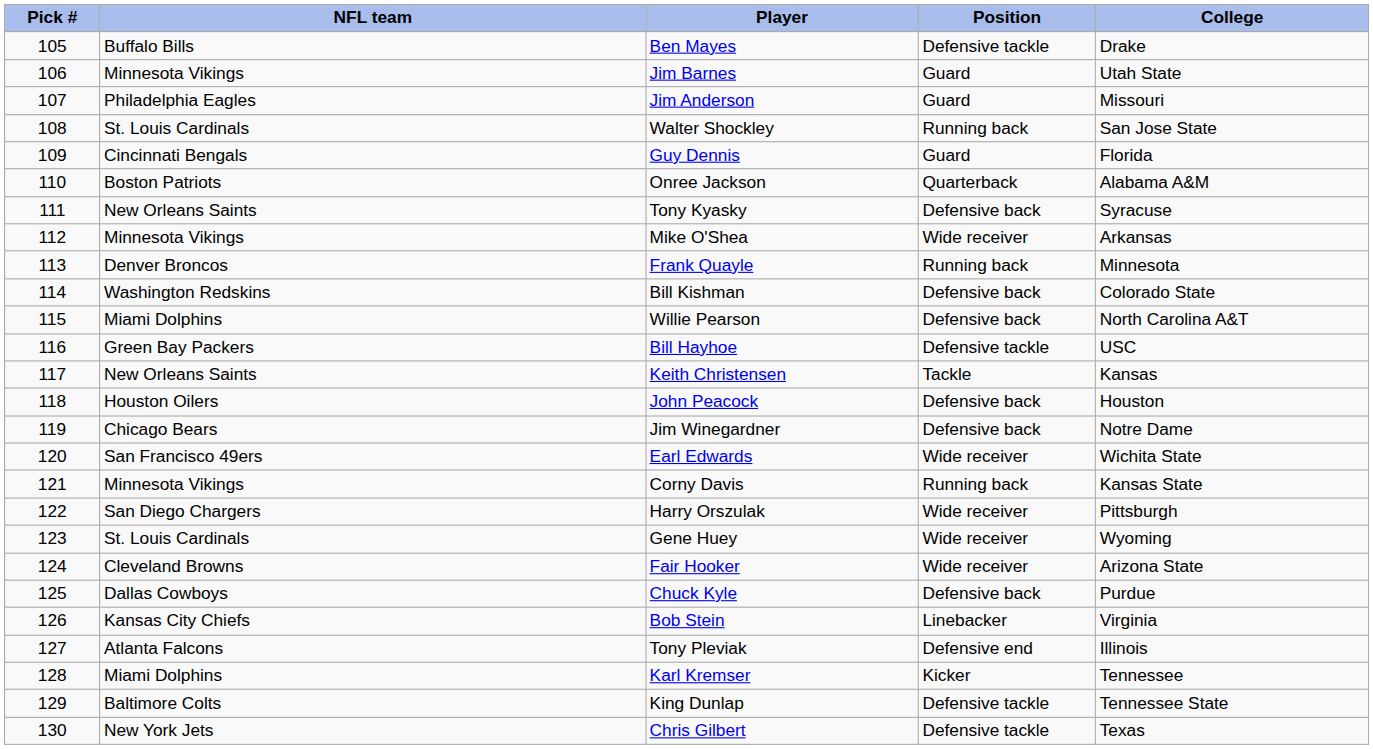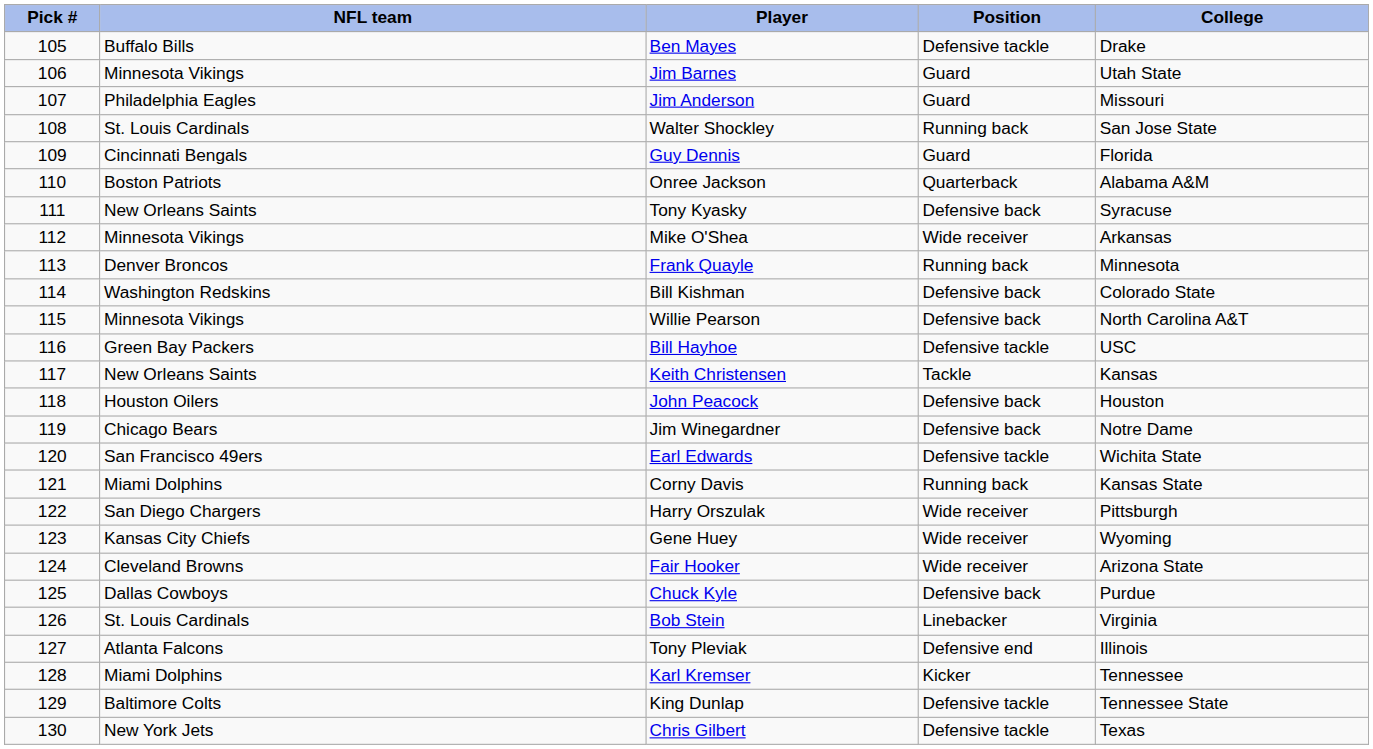(163, 319) Miami Dolphins -> (174, 319) Minnesota Vikings
(975, 456) Wide receiver -> (986, 456) Defensive tackle
(174, 484) Minnesota Vikings -> (163, 484) Miami Dolphins
(177, 538) St. Louis Cardinals -> (177, 538) Kansas City Chiefs
(177, 621) Kansas City Chiefs -> (177, 621) St. Louis Cardinals
